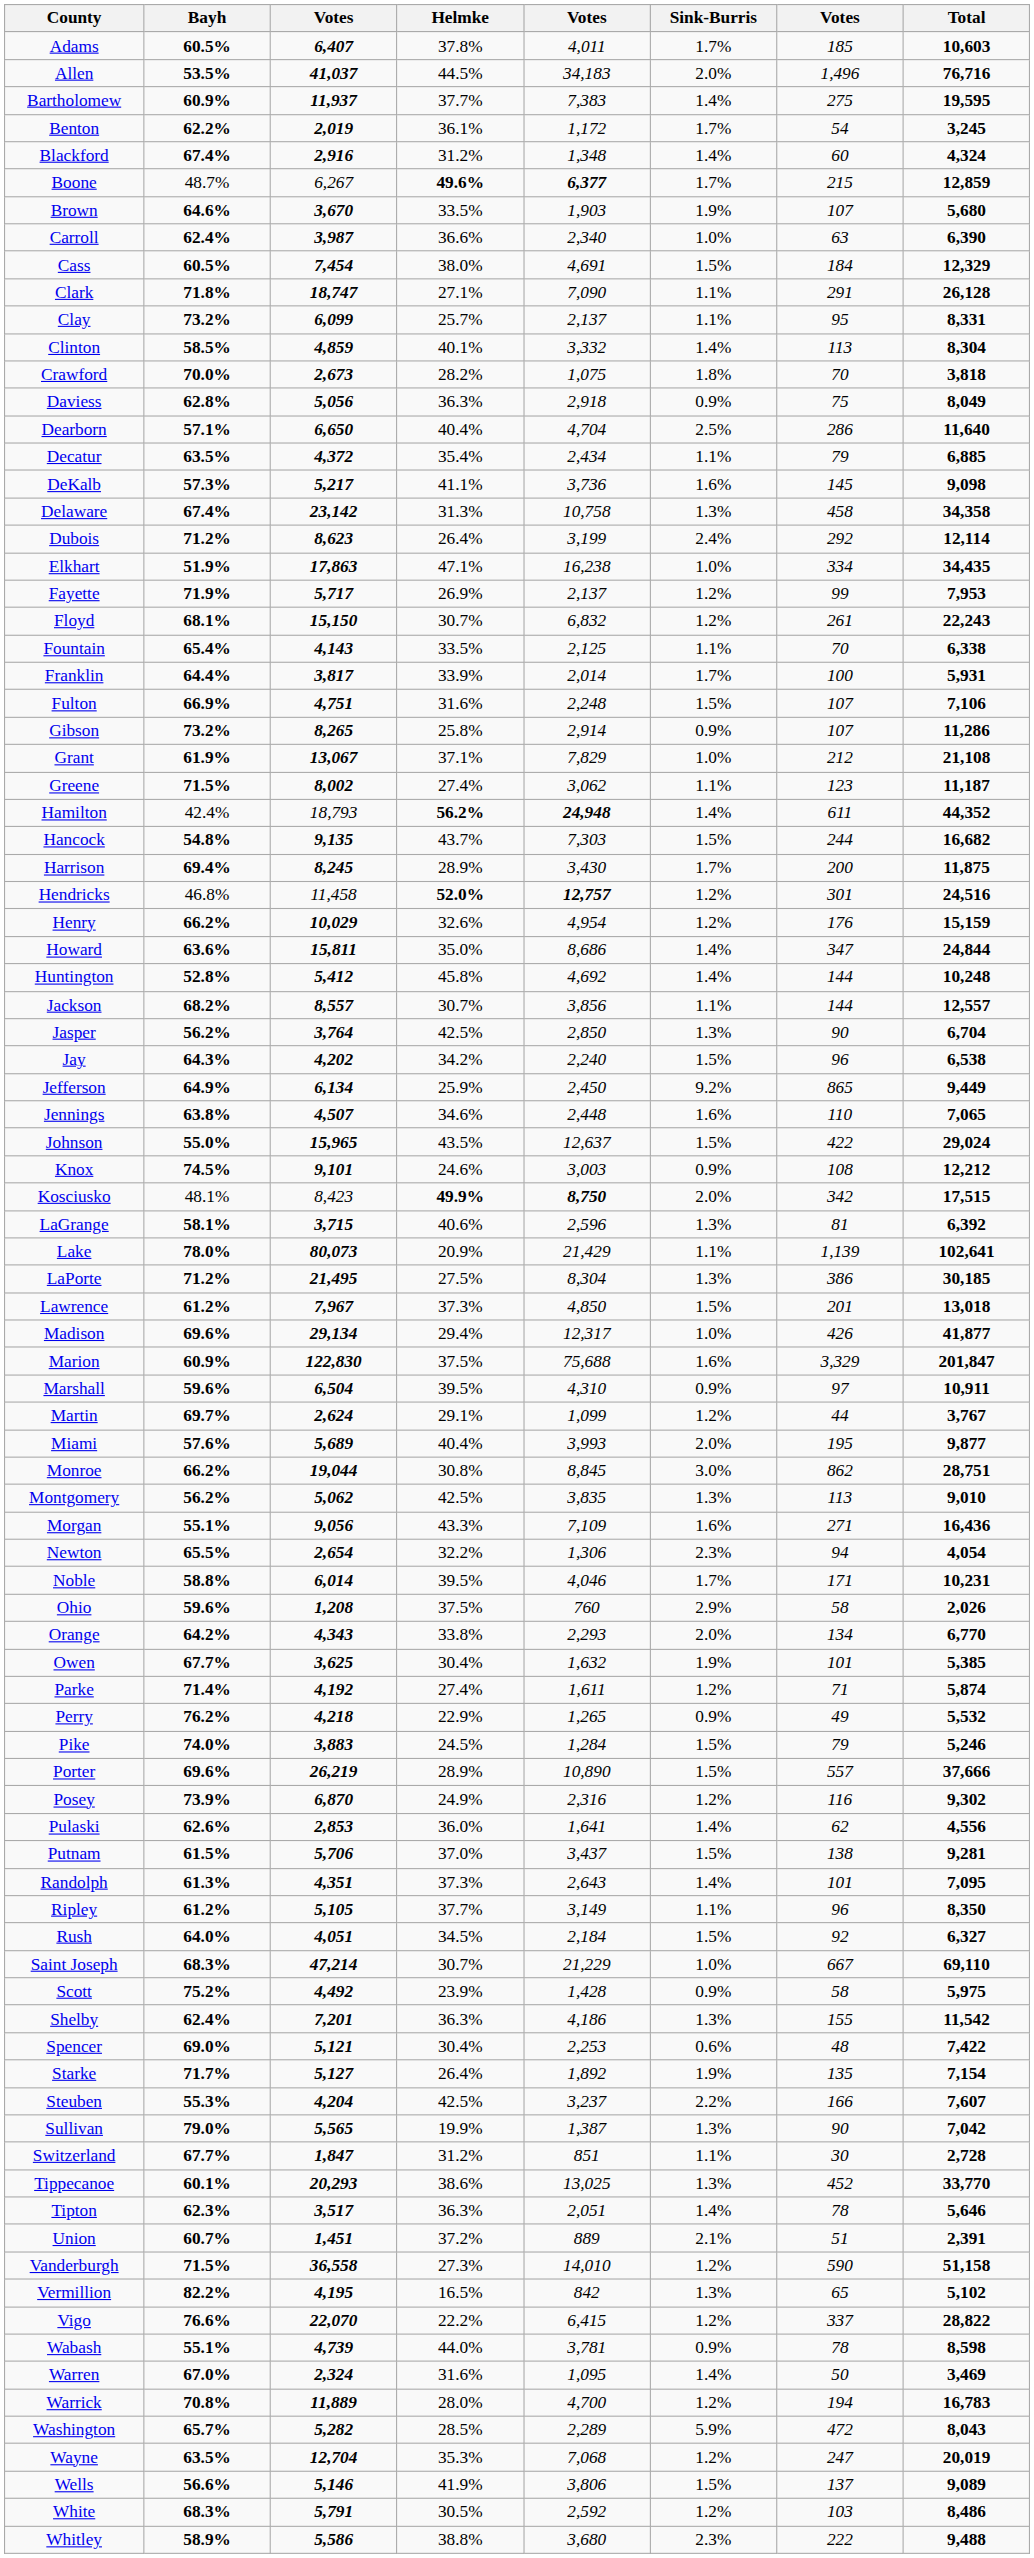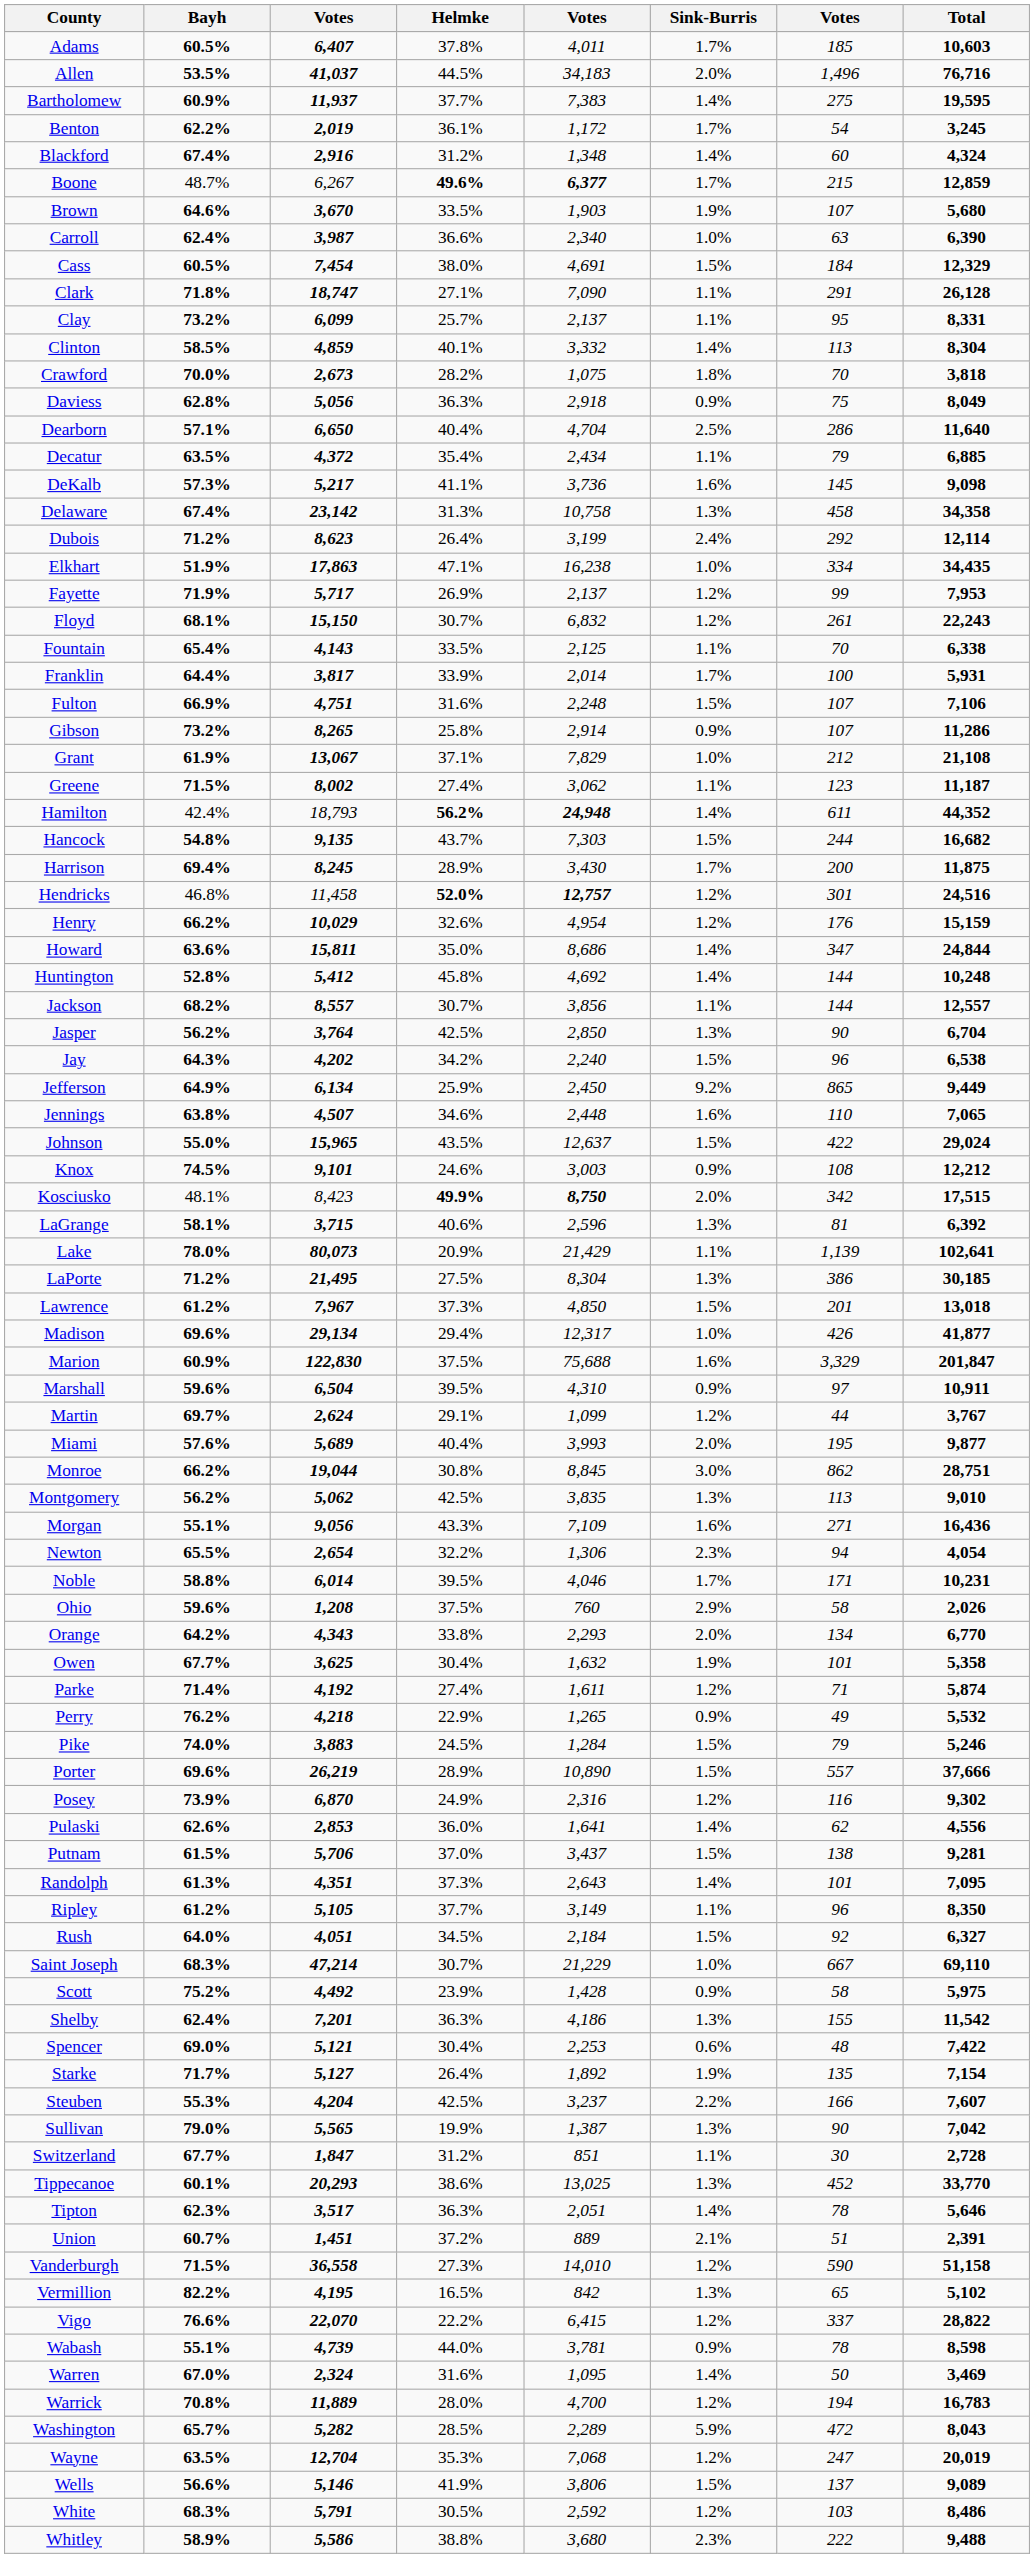(967, 1662) 5,385 -> (967, 1662) 5,358
